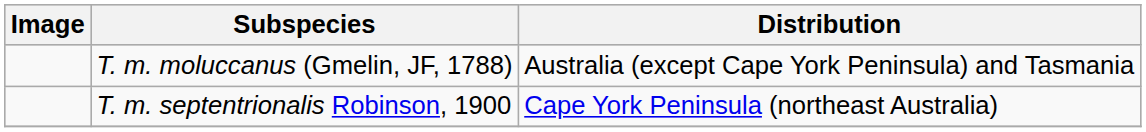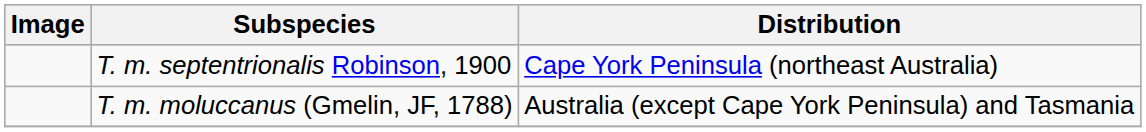rows swapped: (304, 106) <-> (304, 65)
